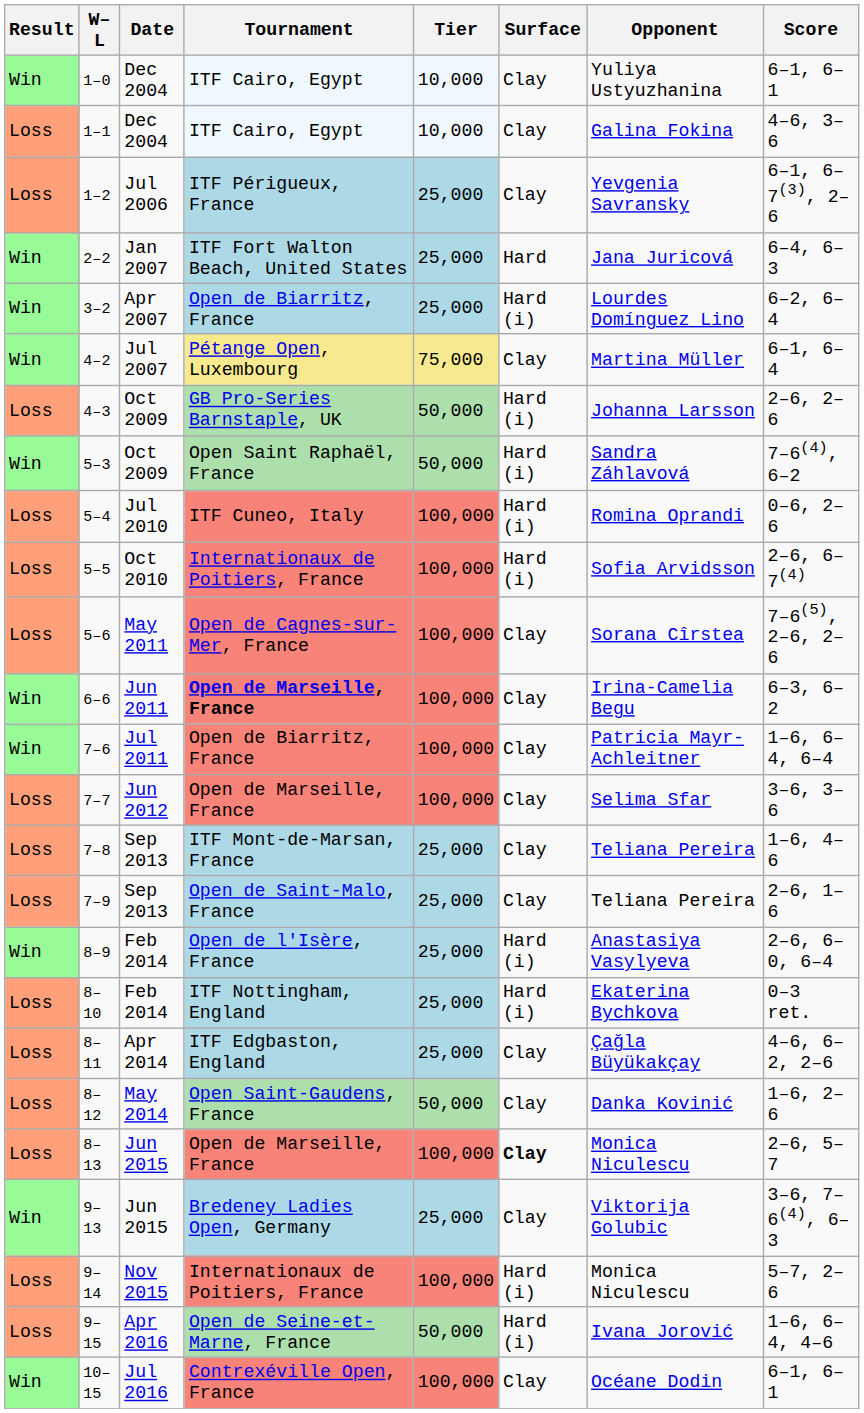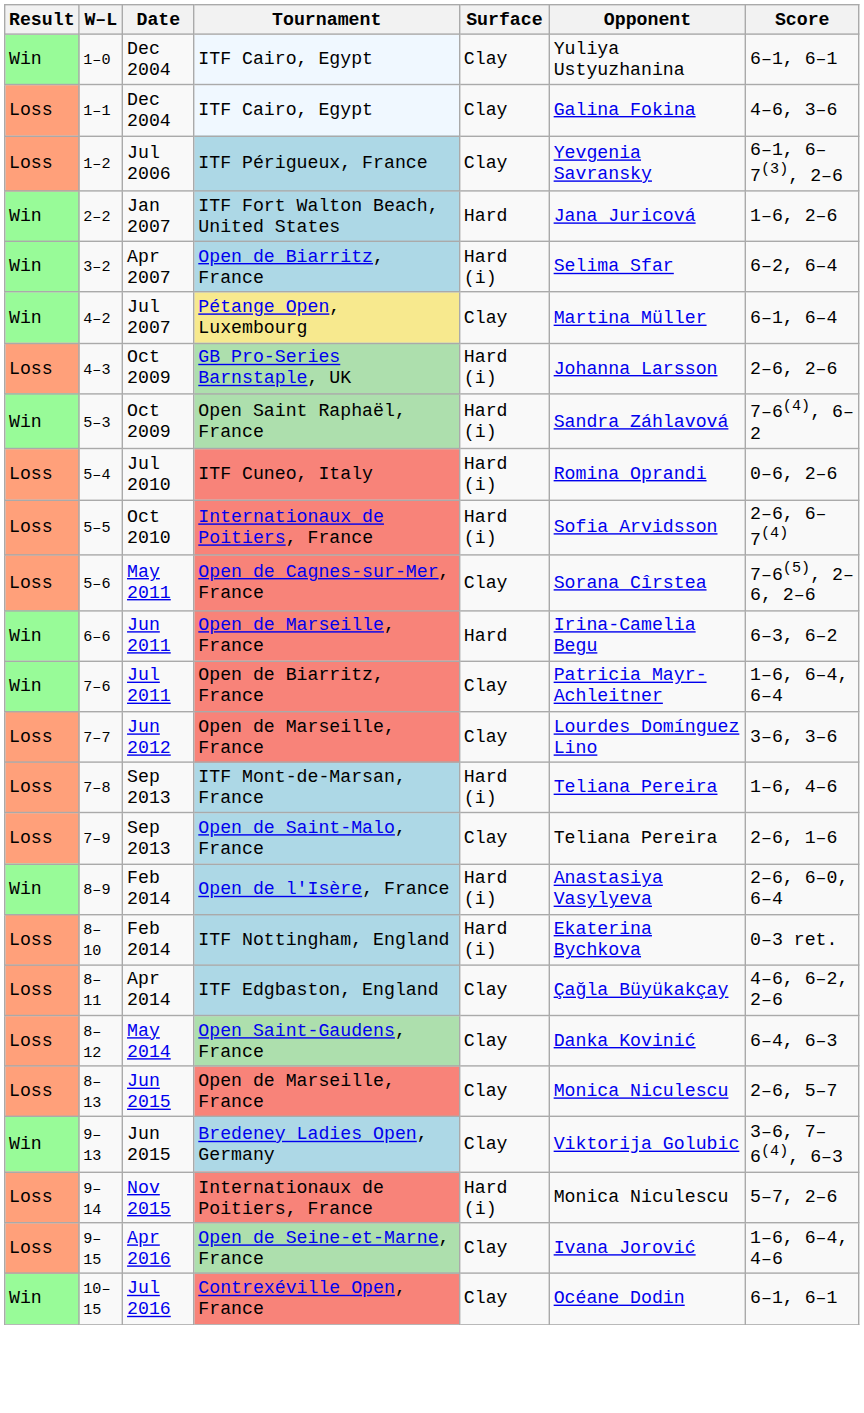- column: (456, 30)
(806, 258) 6–4, 6–3 -> (794, 216) 1–6, 2–6
(668, 309) Lourdes Domínguez Lino -> (614, 267) Selima Sfar
(287, 699) bold -> (297, 636) normal
(525, 699) Clay -> (486, 636) Hard
(651, 800) Selima Sfar -> (646, 737) Lourdes Domínguez Lino
(525, 851) Clay -> (486, 788) Hard (i)
(806, 1104) 1–6, 2–6 -> (794, 1041) 6–4, 6–3
(525, 1155) bold -> (486, 1092) normal
(525, 1332) Hard (i) -> (486, 1248) Clay
